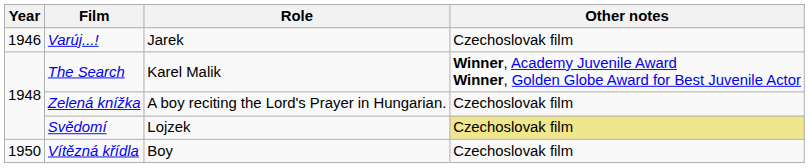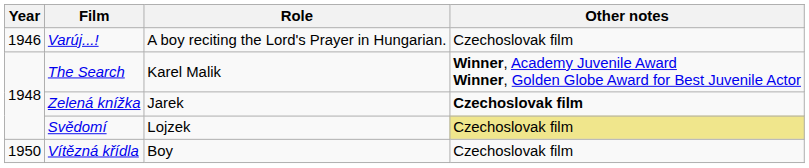(166, 39) Jarek -> (297, 39) A boy reciting the Lord's Prayer in Hungarian.
(297, 103) A boy reciting the Lord's Prayer in Hungarian. -> (166, 103) Jarek
(513, 103) normal -> (518, 103) bold
